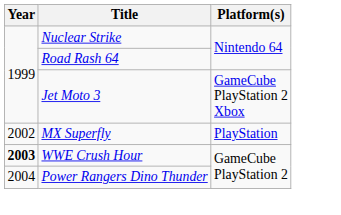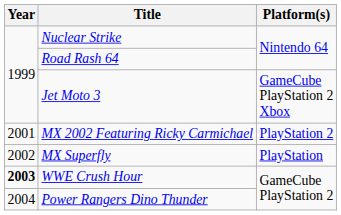+ row: (147, 133)
